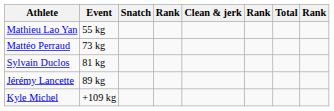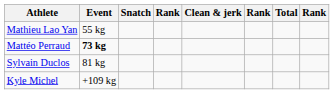(94, 47) normal -> (94, 47) bold
- row: (40, 80)
